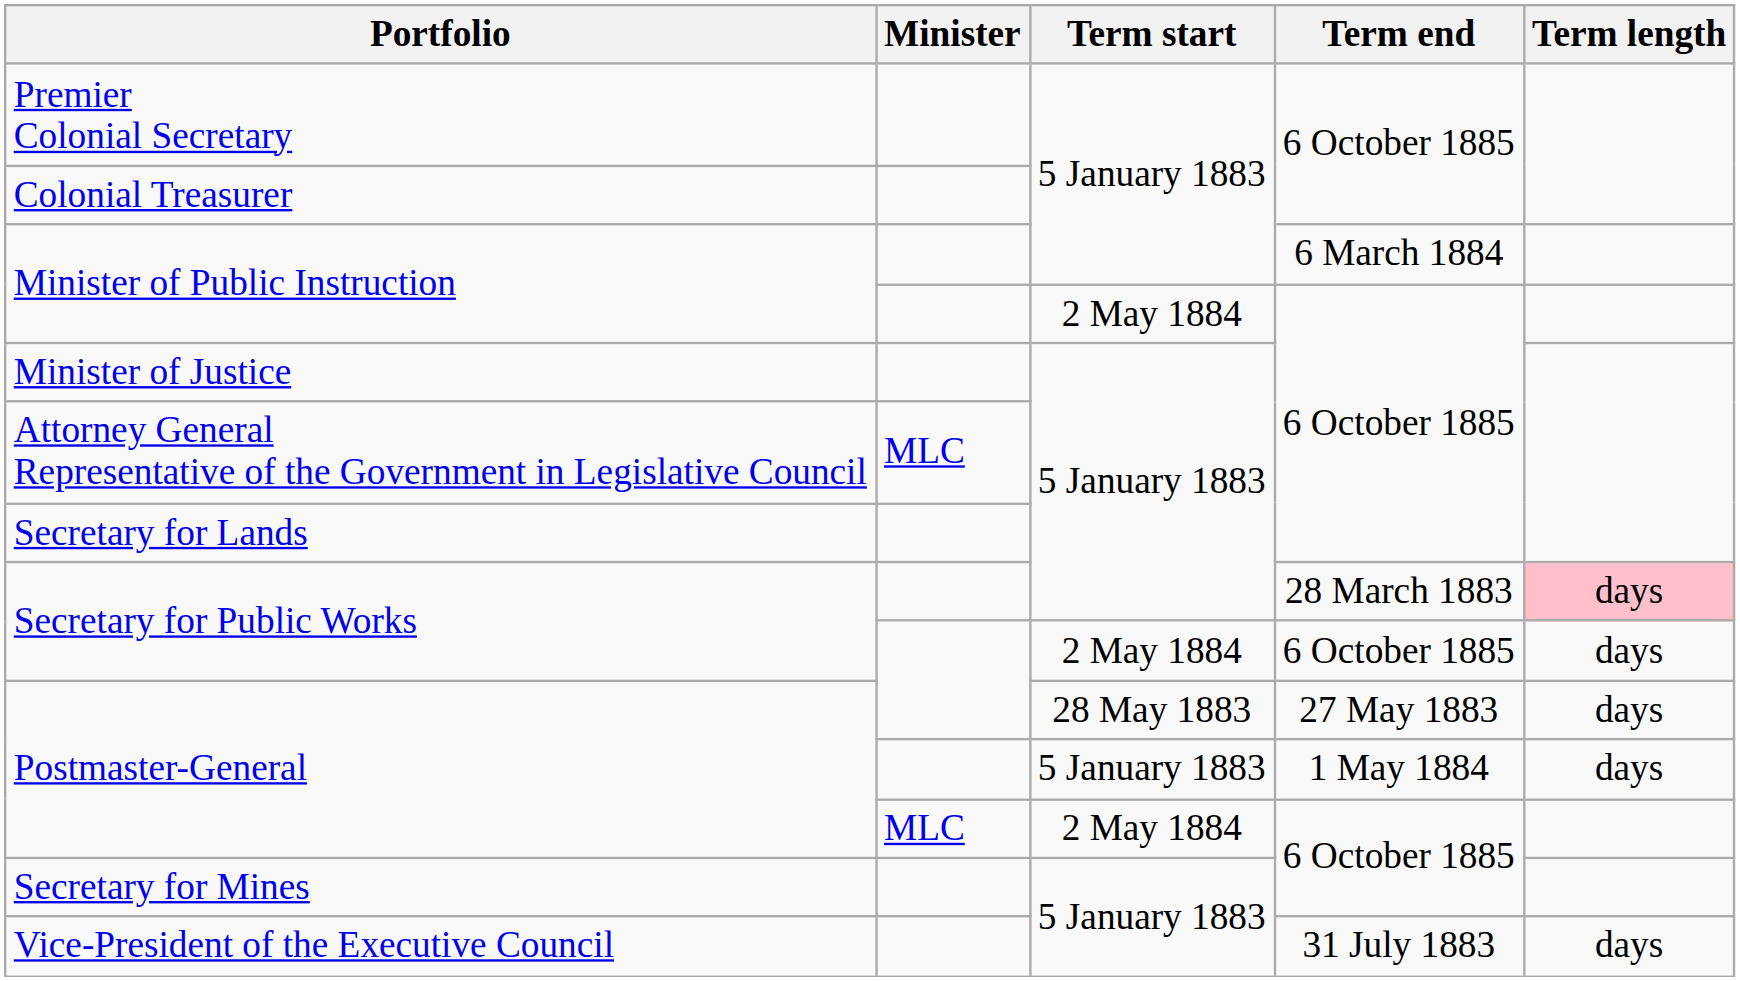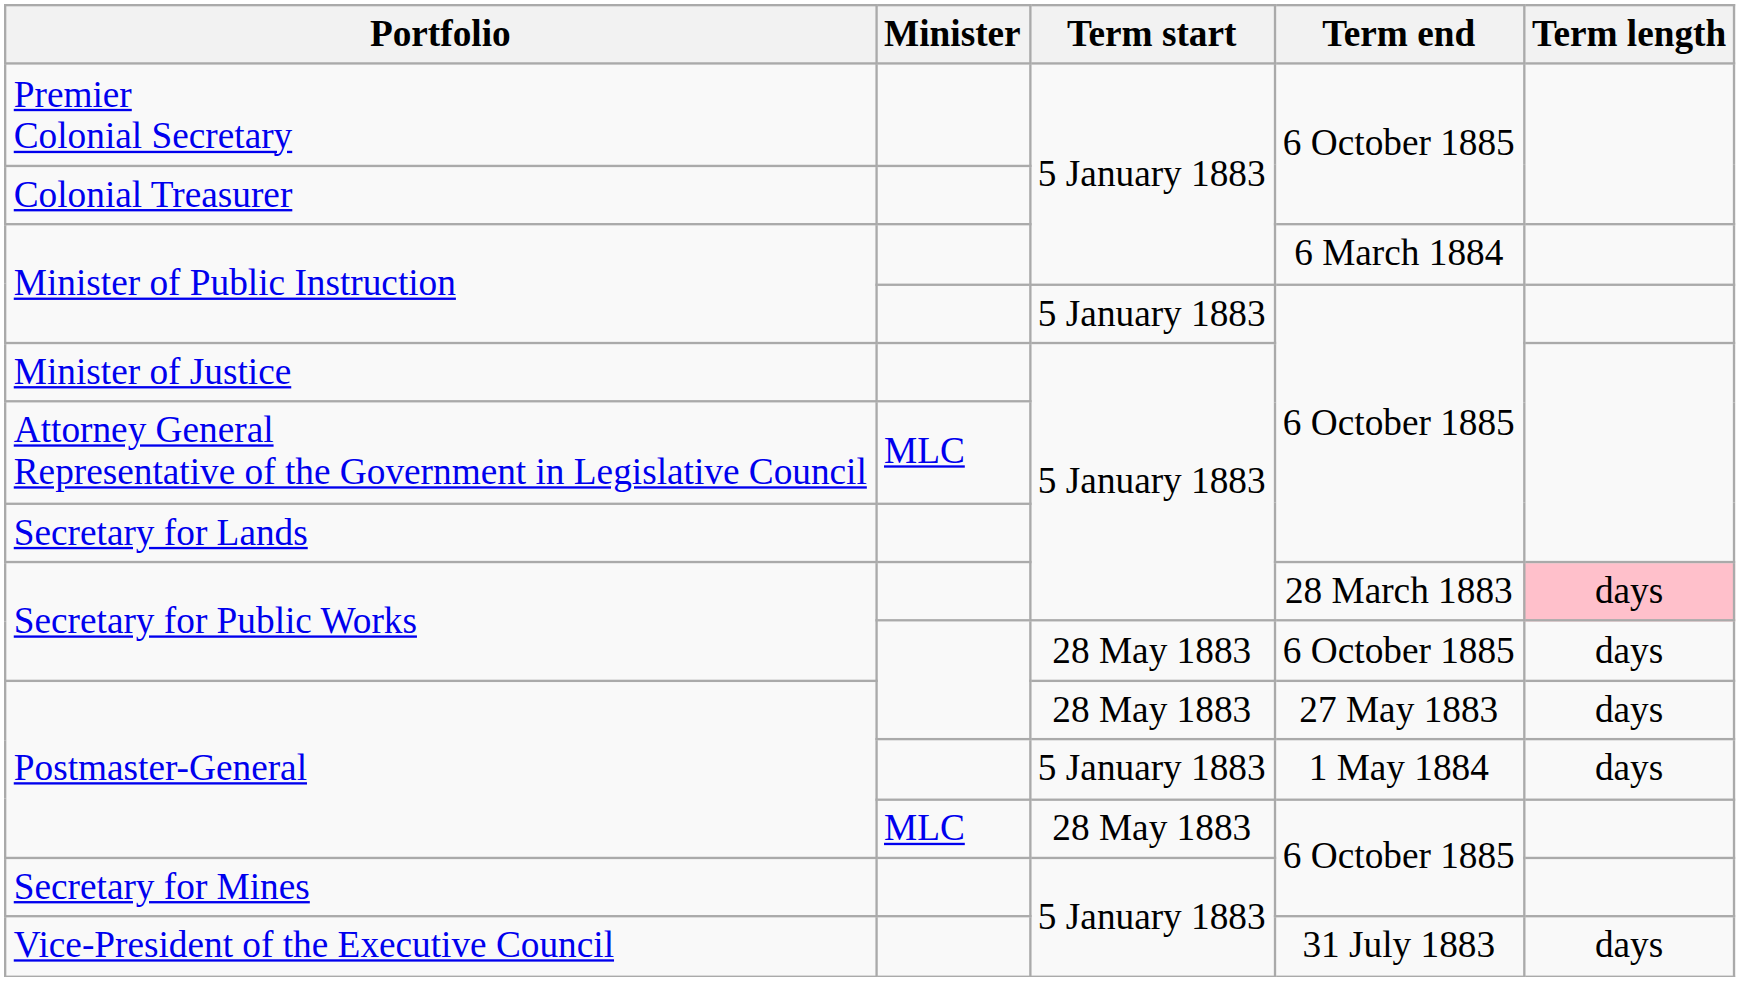(1152, 312) 2 May 1884 -> (1152, 312) 5 January 1883
(1152, 650) 2 May 1884 -> (1152, 650) 28 May 1883
(1152, 827) 2 May 1884 -> (1152, 827) 28 May 1883
